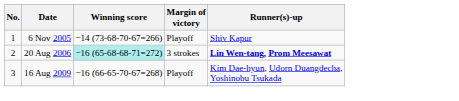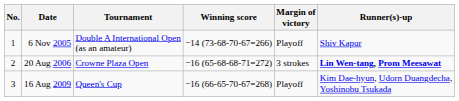+ column: (128, 17)
(119, 53) paleturquoise background -> (229, 63) no background
